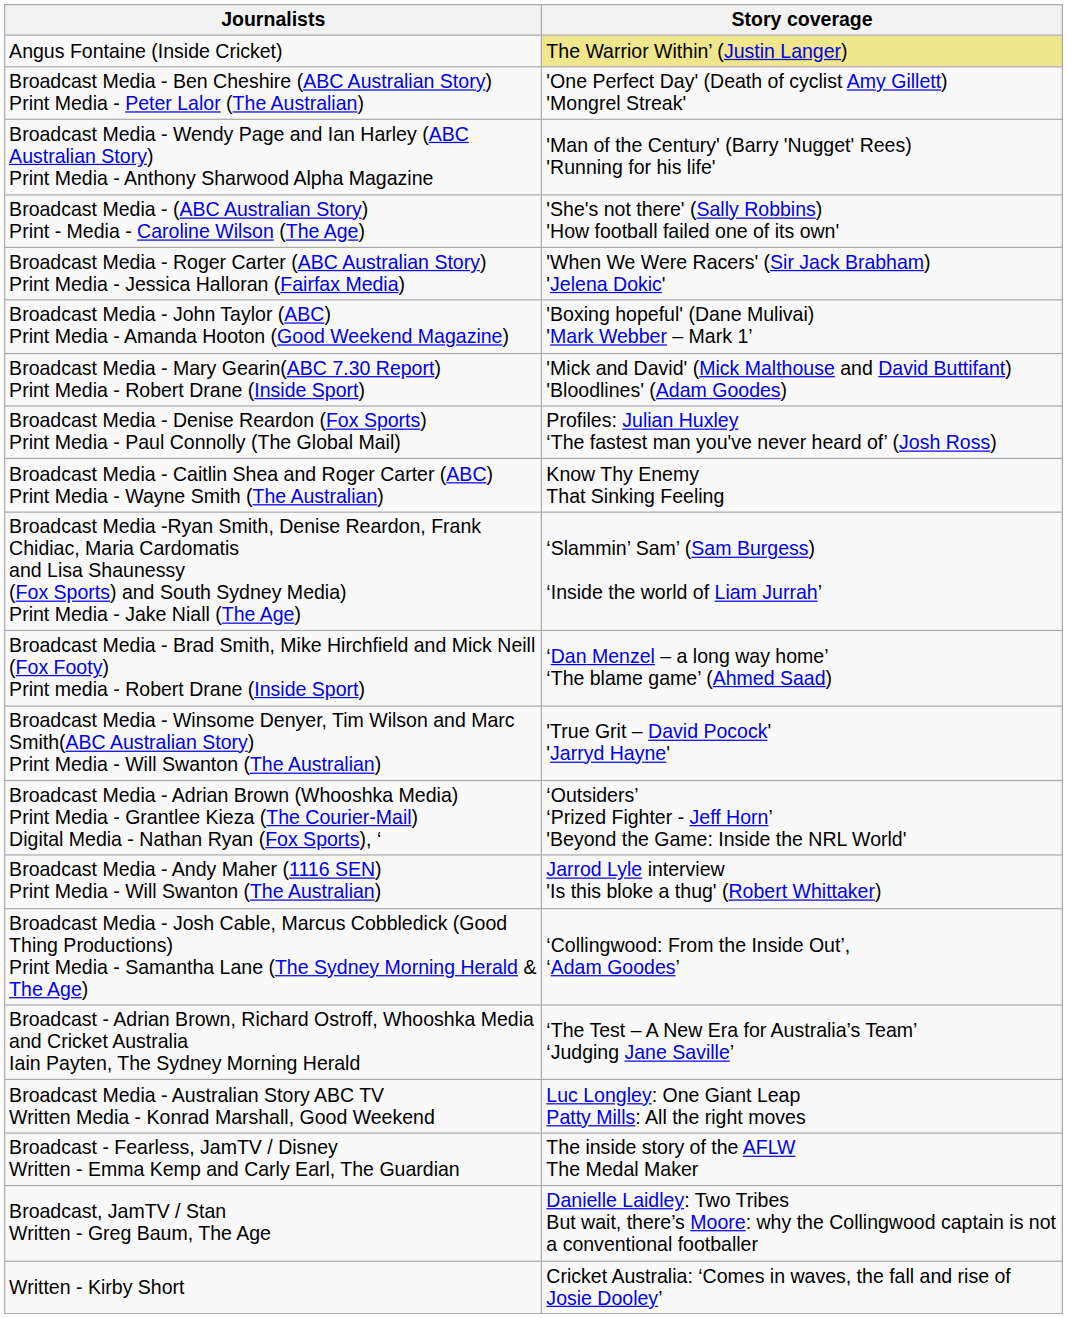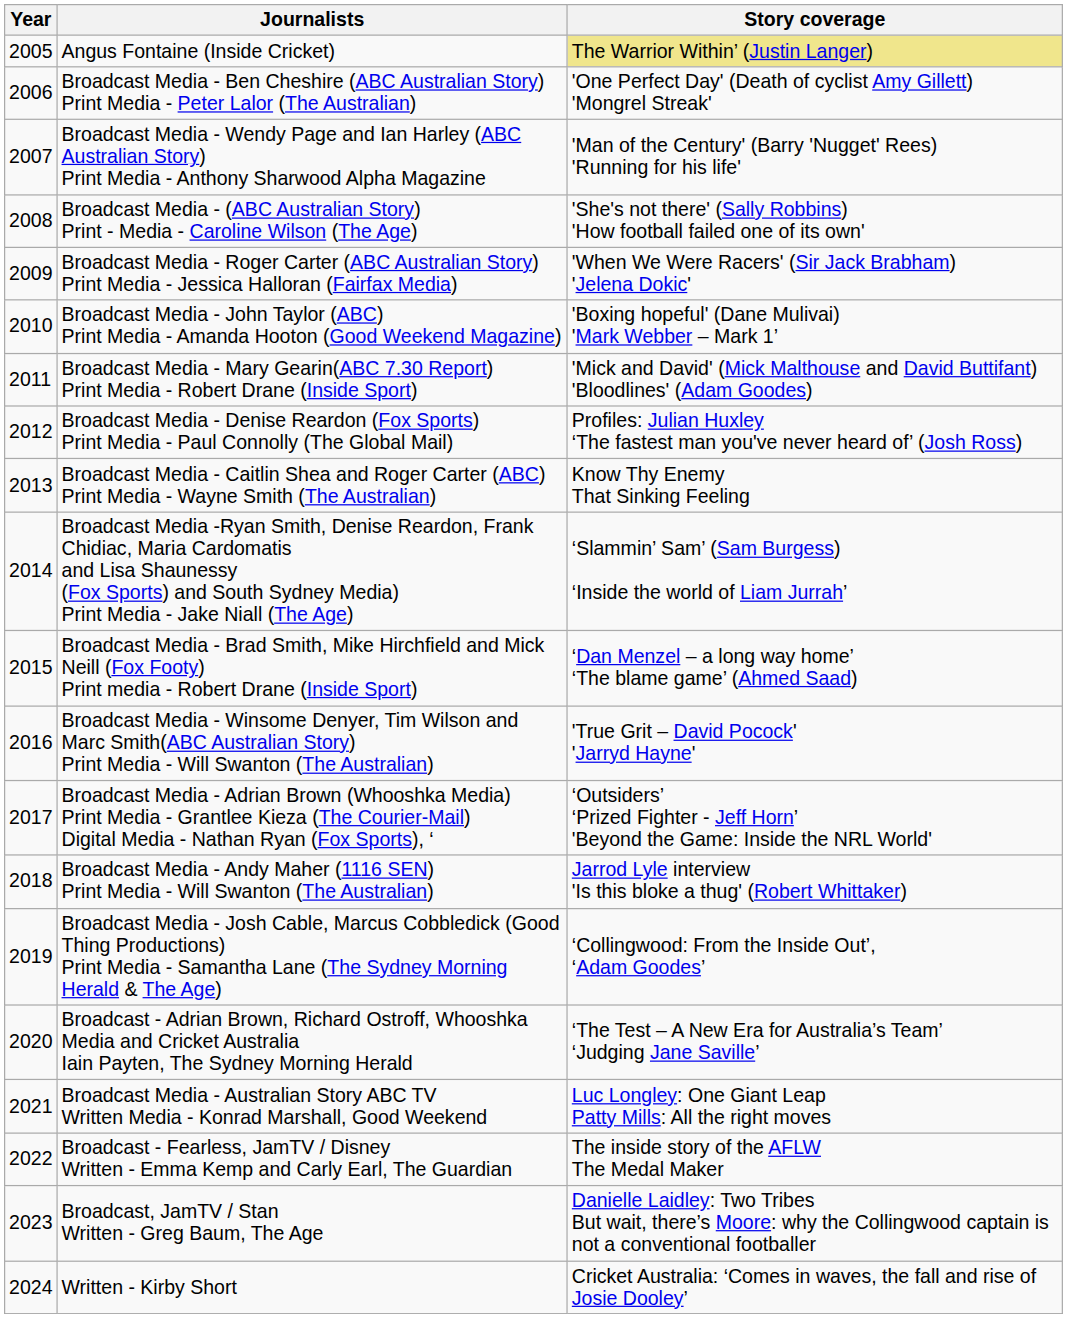+ column: (31, 19)
